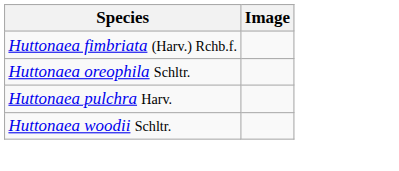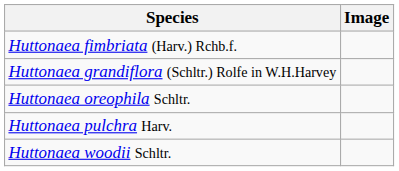+ row: (172, 71)
